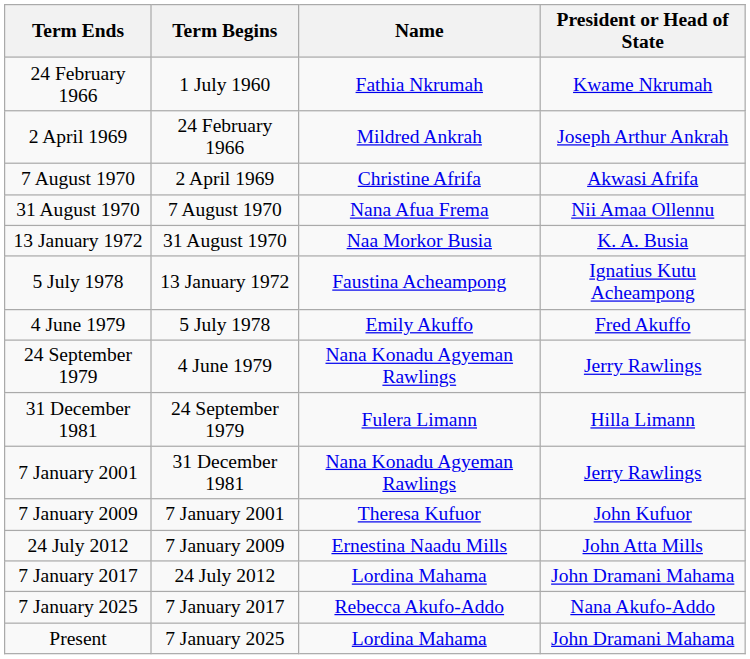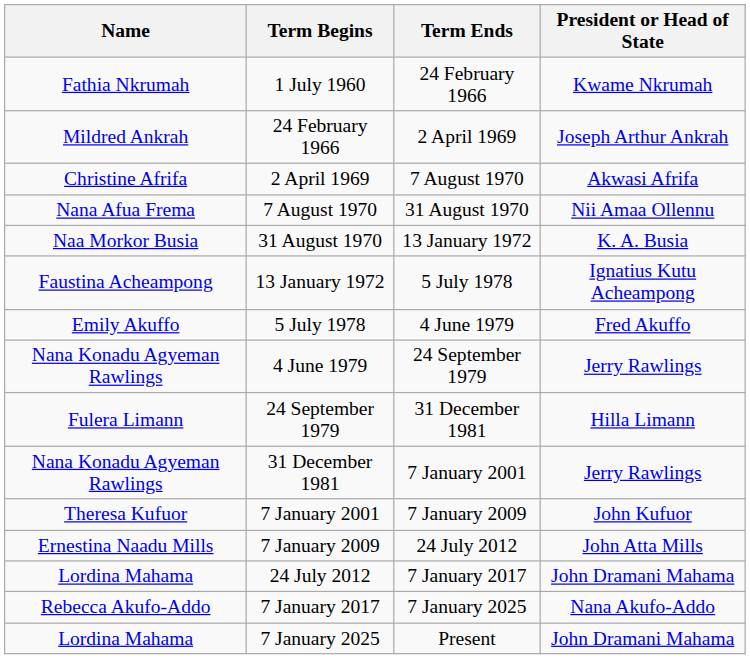columns swapped: (419, 30) <-> (78, 30)
